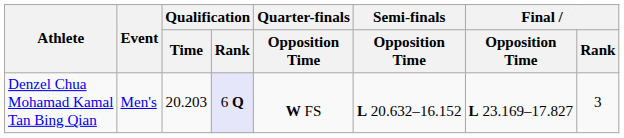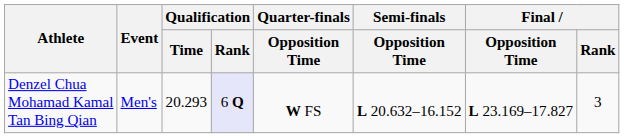(186, 102) 20.203 -> (186, 102) 20.293
